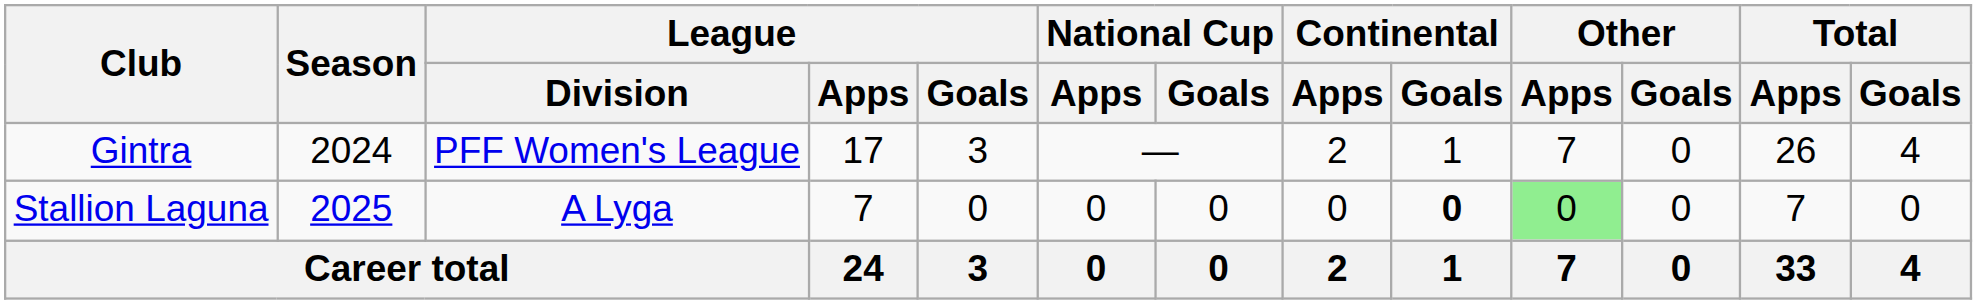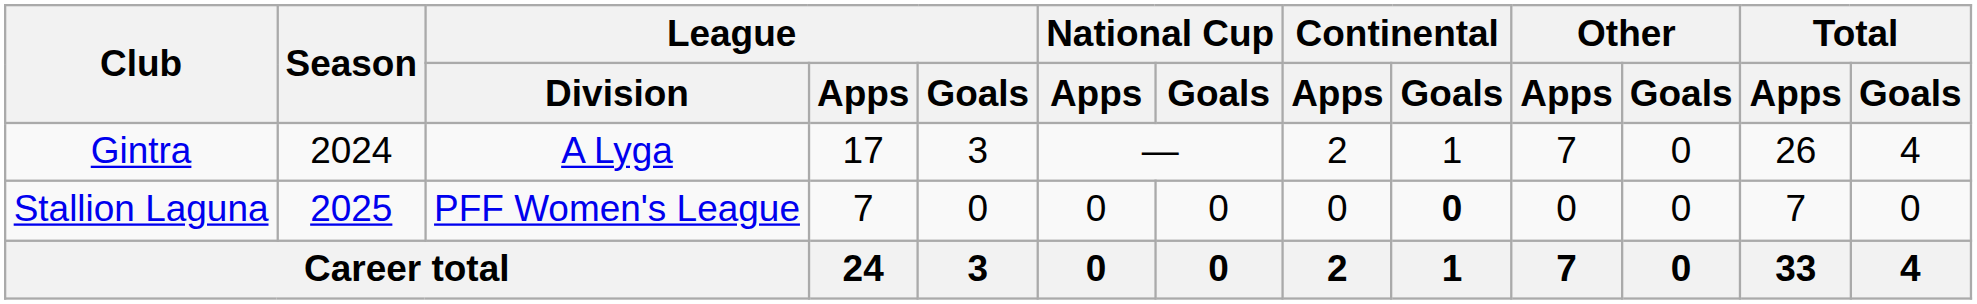(617, 151) PFF Women's League -> (617, 151) A Lyga
(617, 209) A Lyga -> (617, 209) PFF Women's League
(1567, 209) lightgreen background -> (1567, 209) no background
